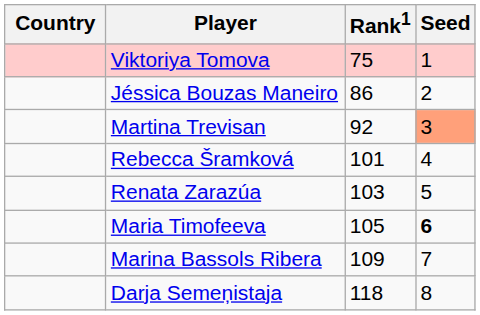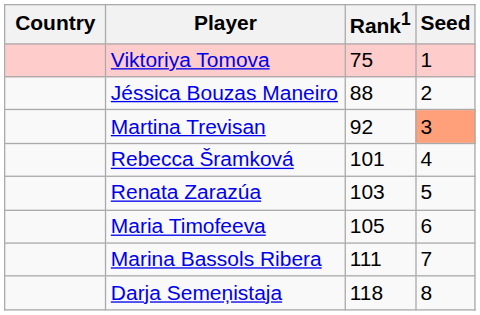(361, 93) 86 -> (361, 93) 88
(426, 226) bold -> (426, 226) normal
(367, 259) 109 -> (366, 259) 111
